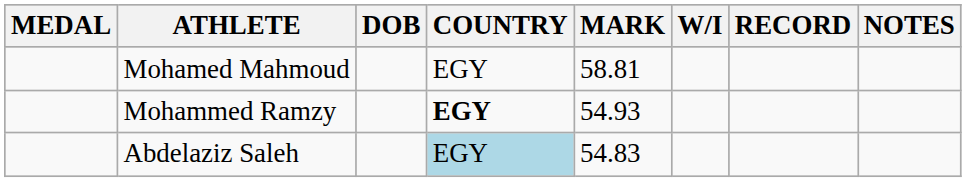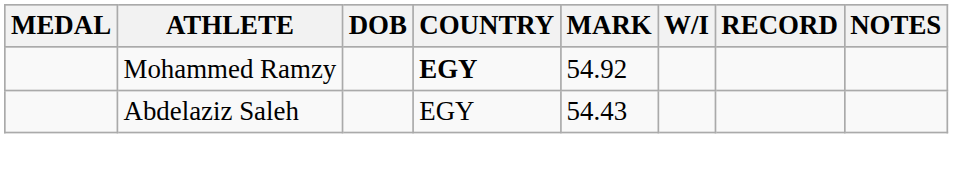- row: (237, 68)
(610, 111) 54.93 -> (597, 68) 54.92
(460, 153) lightblue background -> (447, 111) no background
(610, 153) 54.83 -> (597, 111) 54.43
